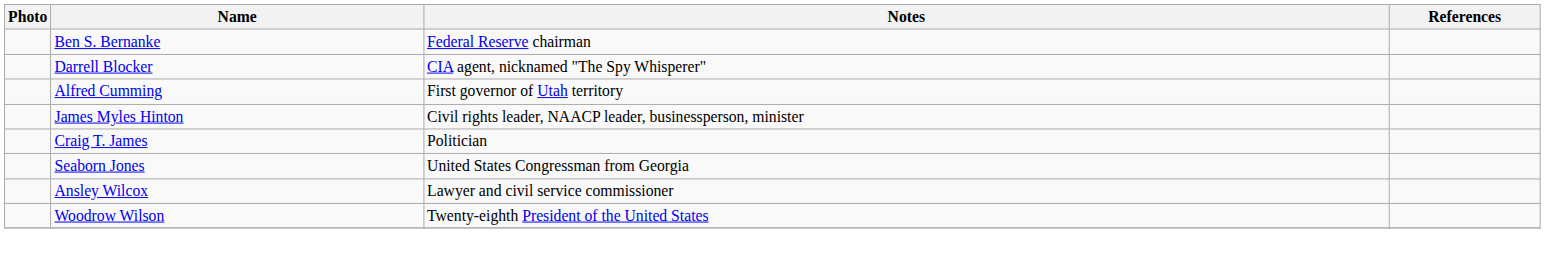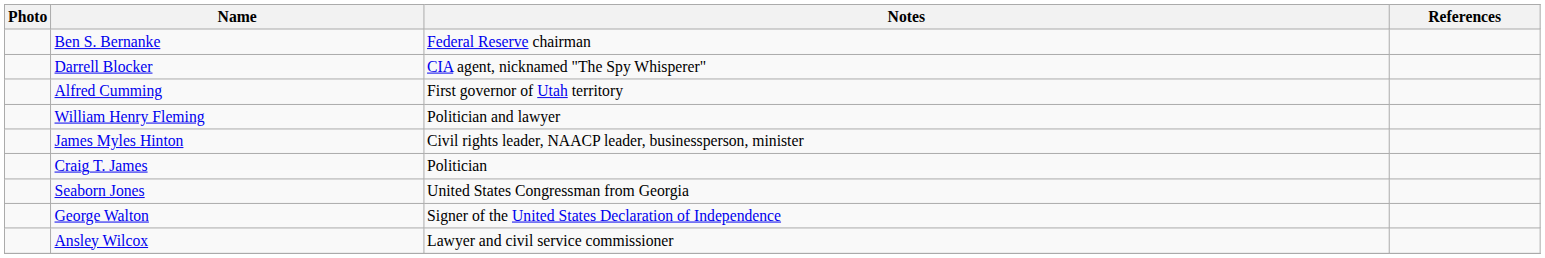+ row: (130, 116)
+ row: (102, 215)
- row: (109, 215)
